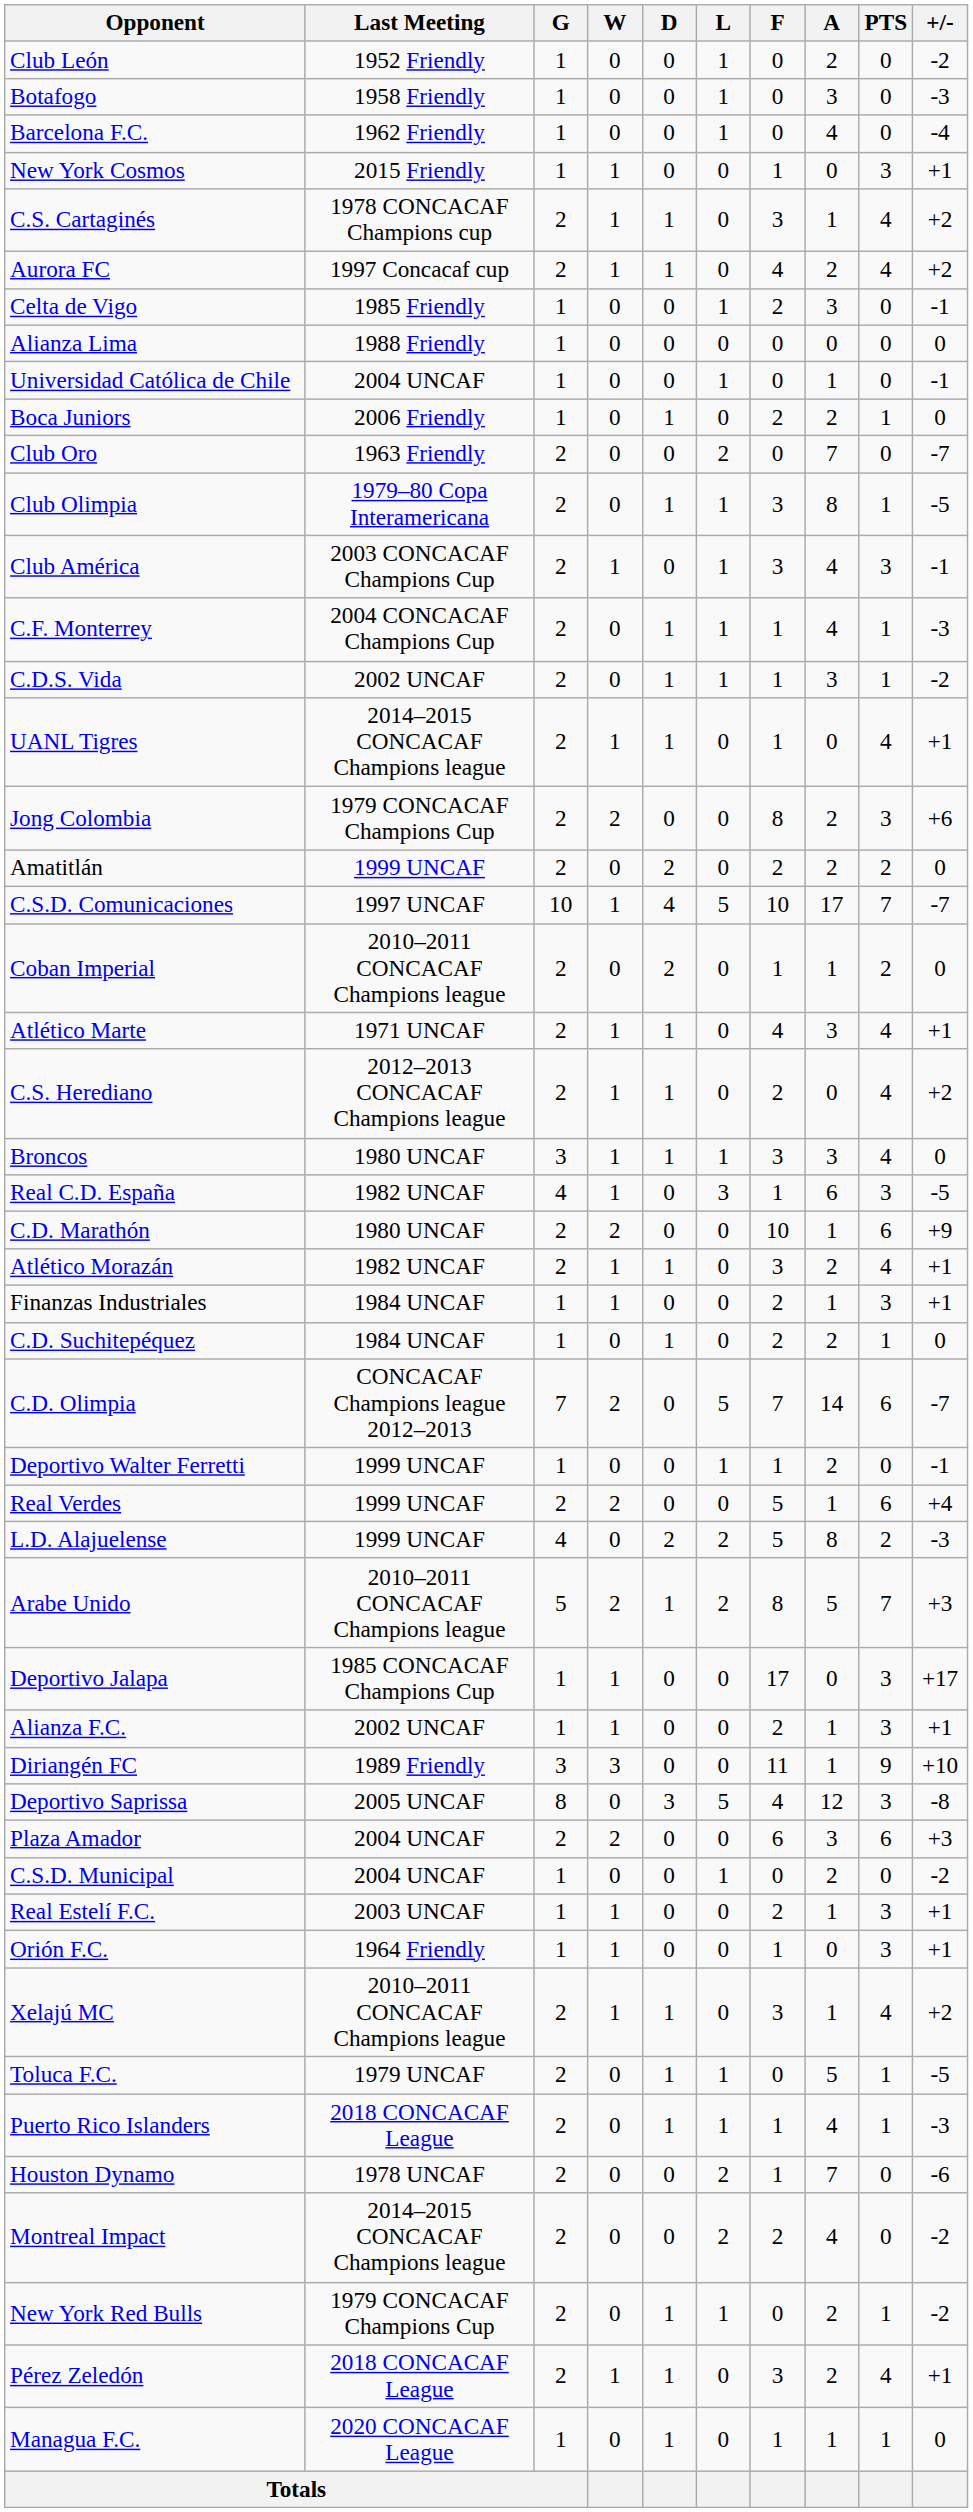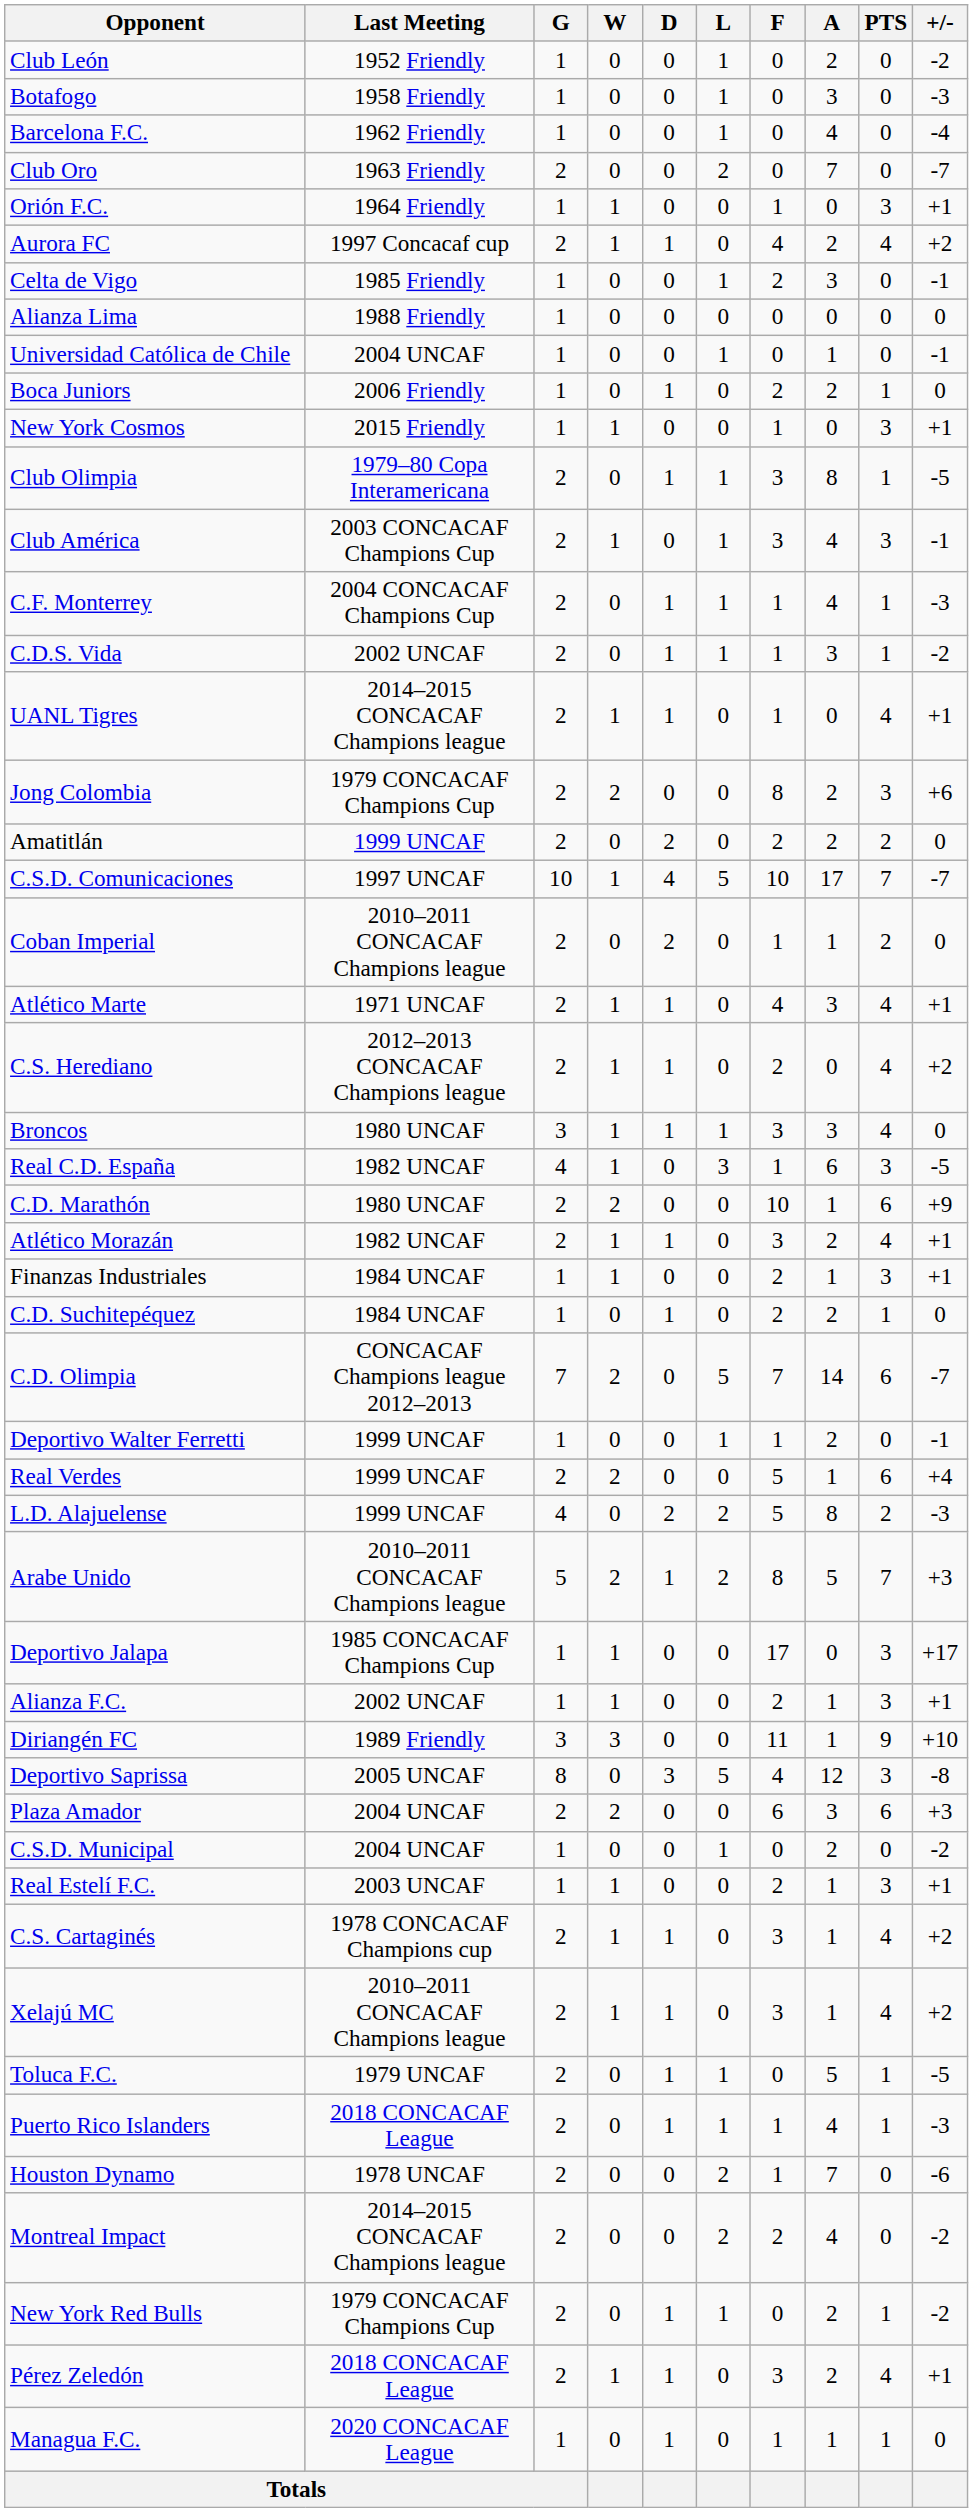rows swapped: (54, 453) <-> (97, 170)
rows swapped: (59, 1949) <-> (83, 219)
